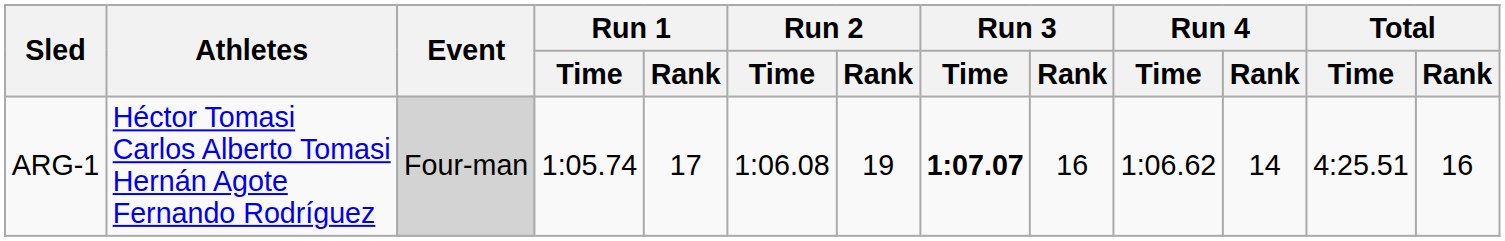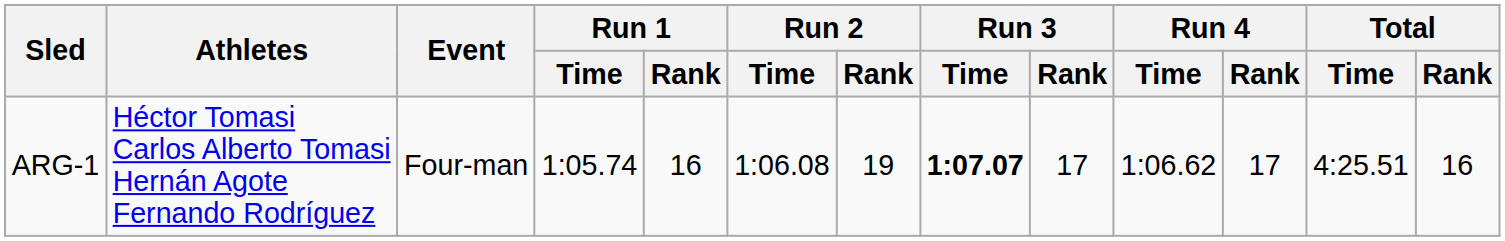(466, 166) lightgrey background -> (466, 166) no background
(686, 166) 17 -> (686, 166) 16
(1072, 166) 16 -> (1072, 166) 17
(1265, 166) 14 -> (1265, 166) 17
